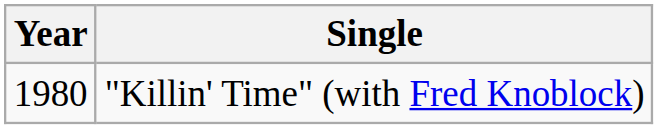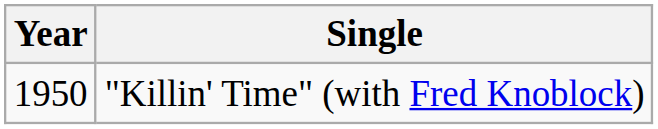(51, 92) 1980 -> (51, 92) 1950
